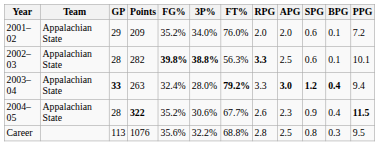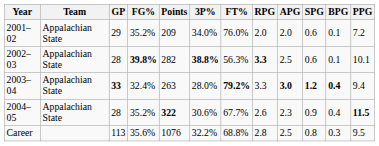columns swapped: (143, 12) <-> (174, 12)
